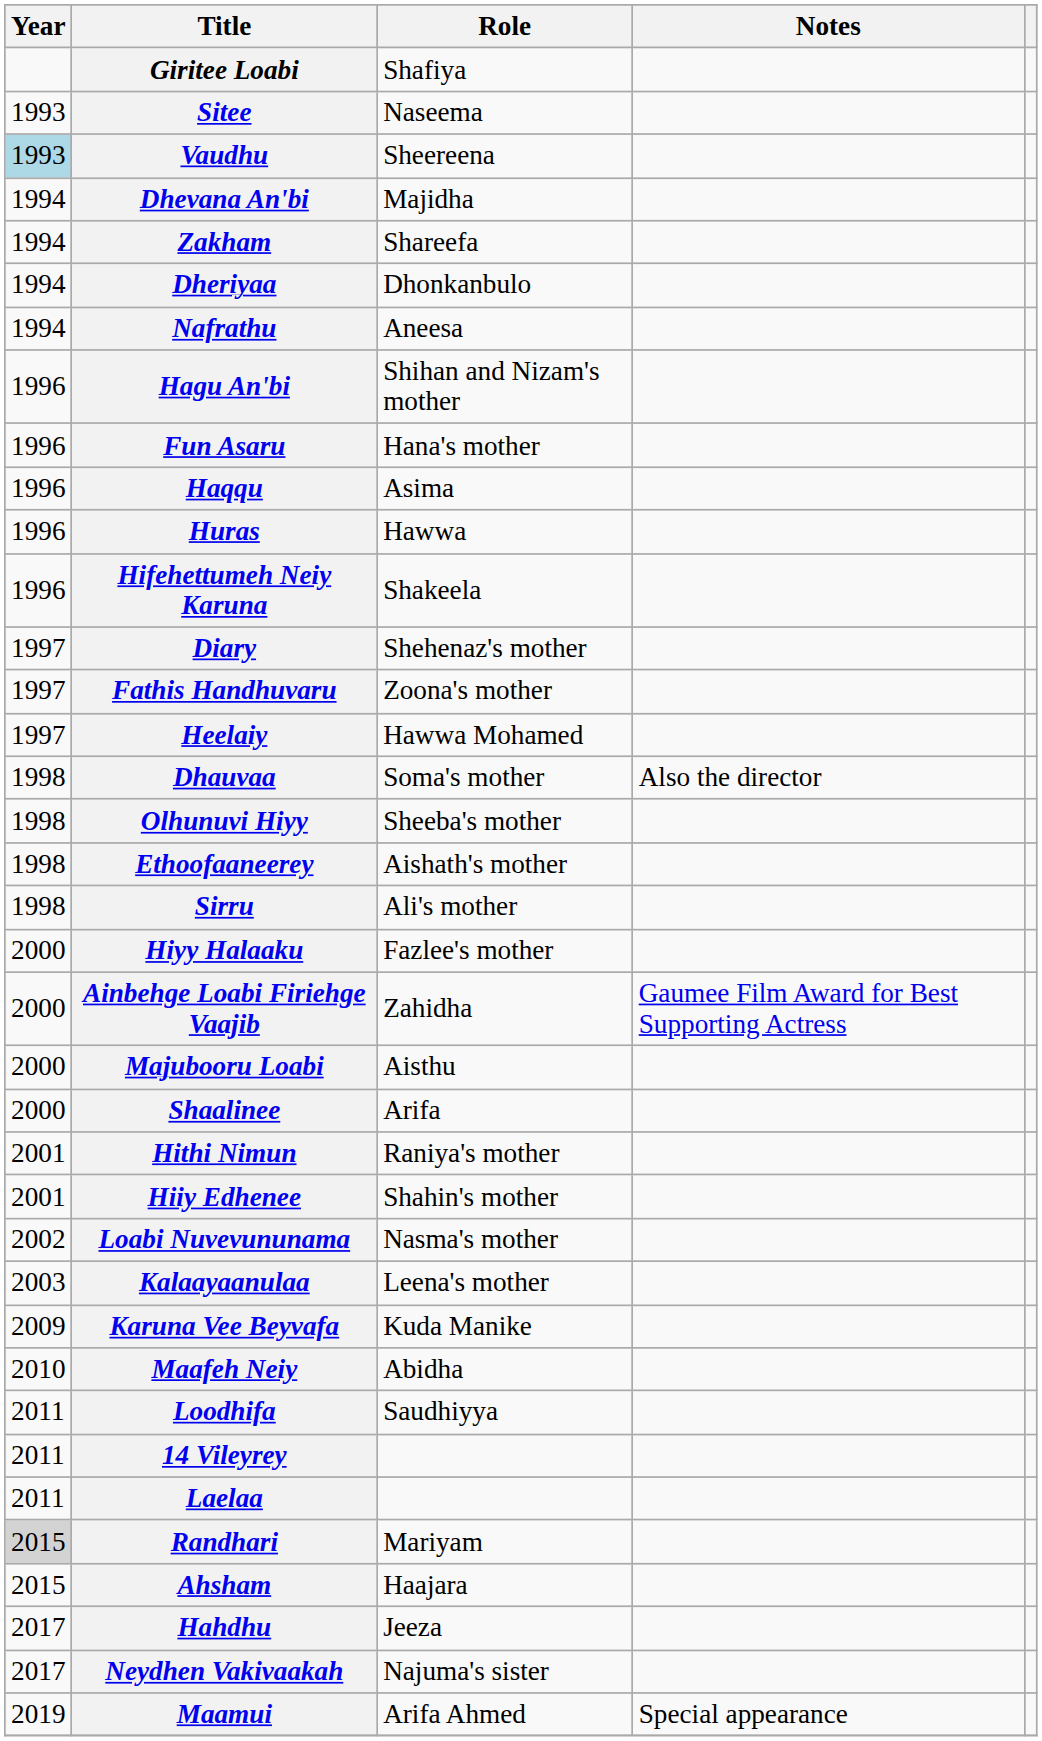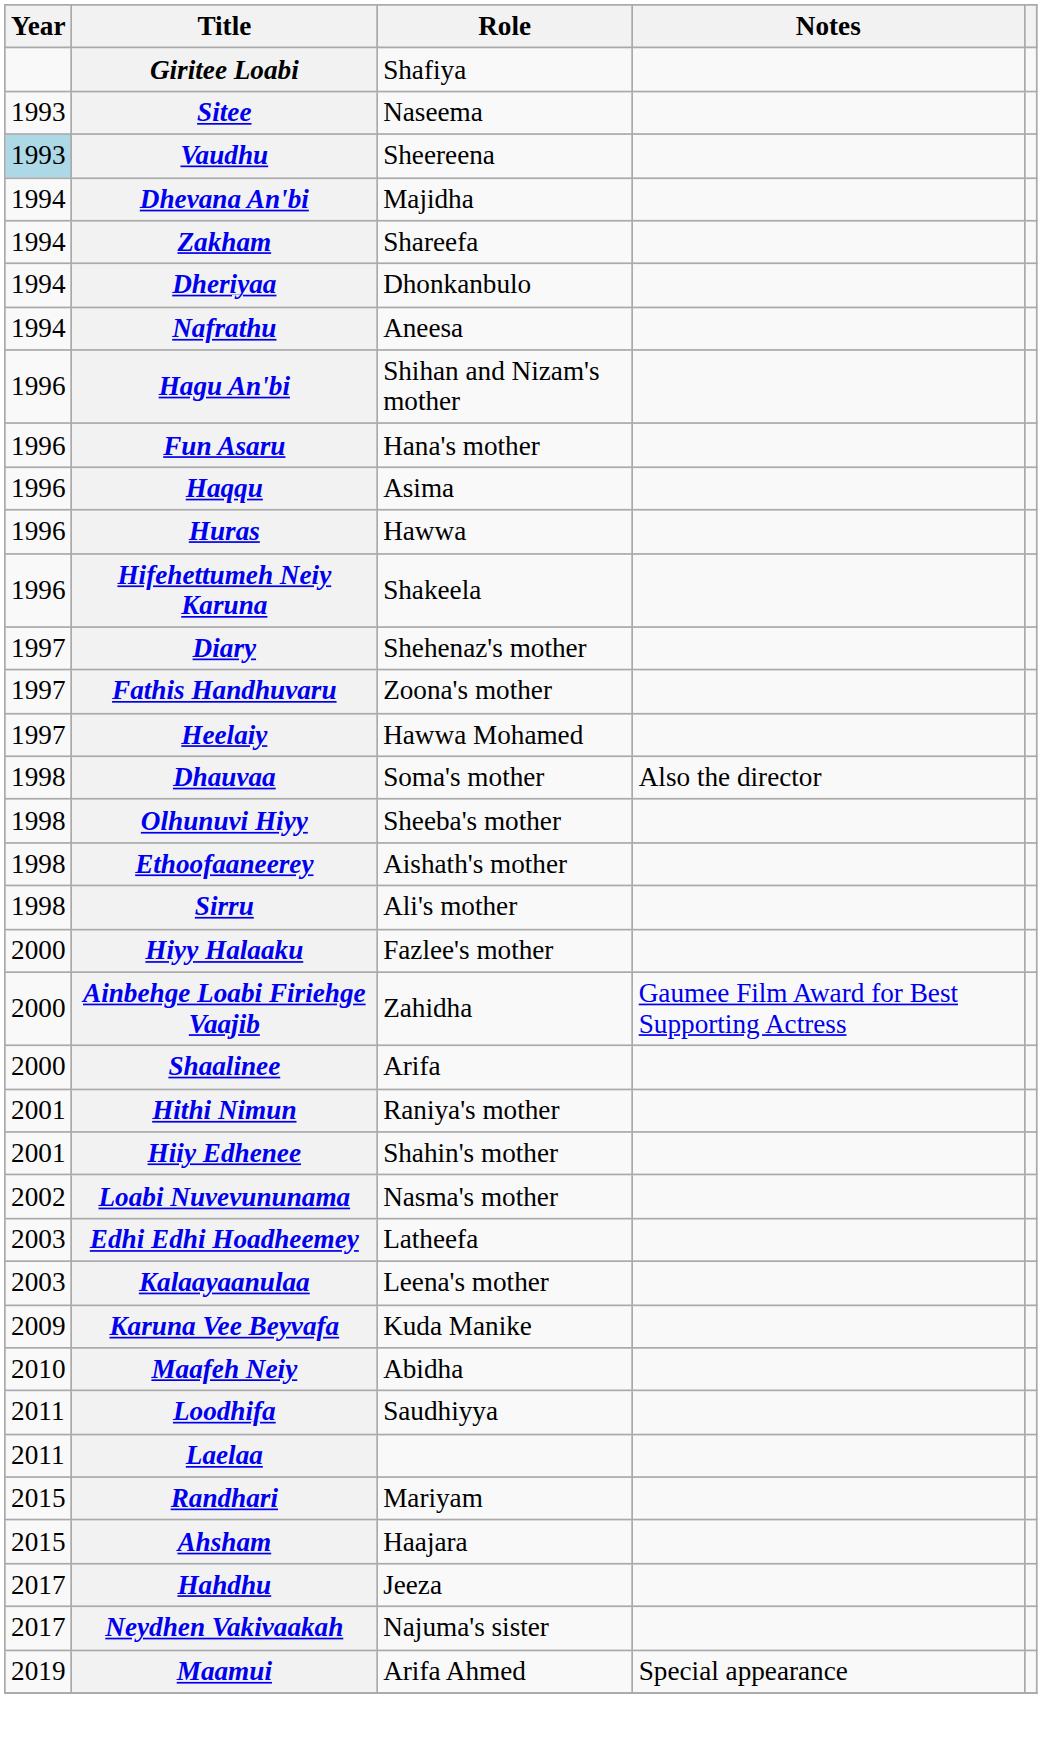- row: (224, 1066)
+ row: (224, 1239)
- row: (224, 1455)
(38, 1541) lightgrey background -> (38, 1498) no background
